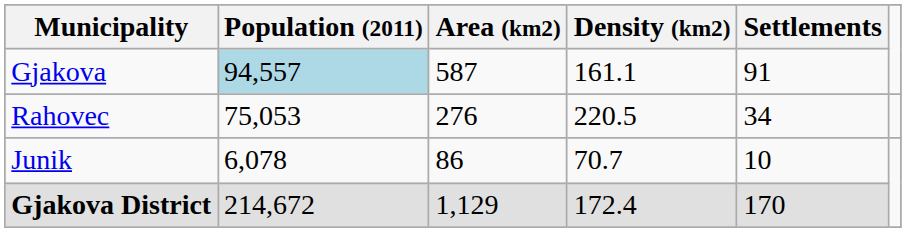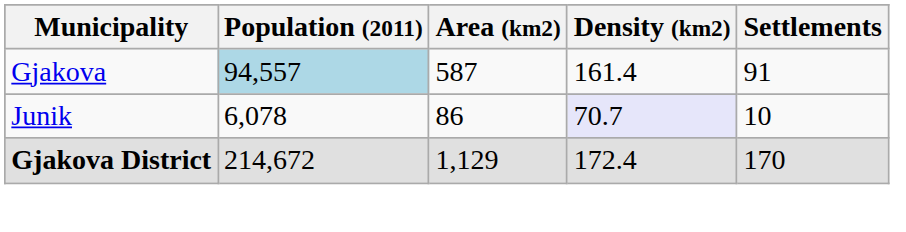(605, 71) 161.1 -> (605, 71) 161.4
- row: (60, 115)
(598, 159) no background -> (598, 115) lavender background
